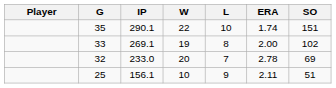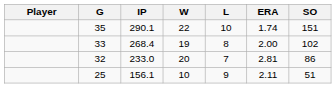(142, 43) 269.1 -> (142, 43) 268.4
(268, 59) 2.78 -> (268, 59) 2.81
(310, 59) 69 -> (310, 59) 86
